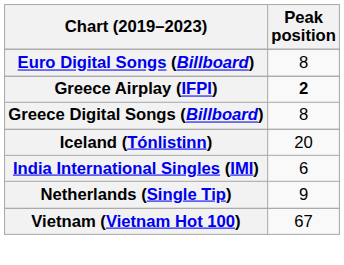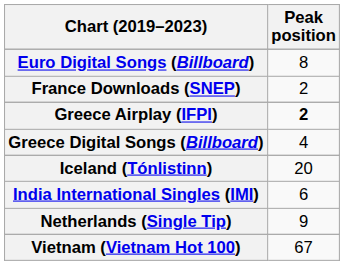+ row: (136, 89)
(304, 115) 8 -> (304, 141) 4
